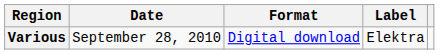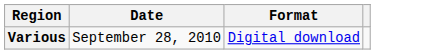- column: (395, 16)
